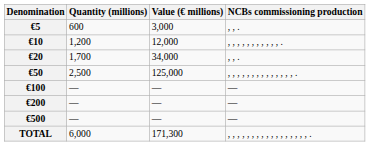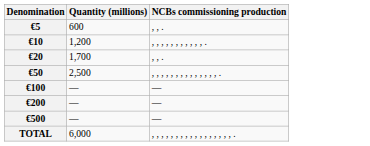- column: (187, 12)
